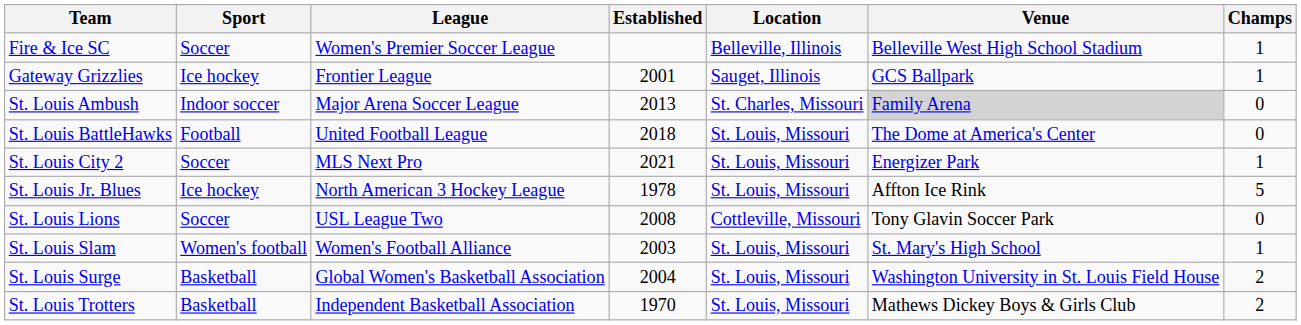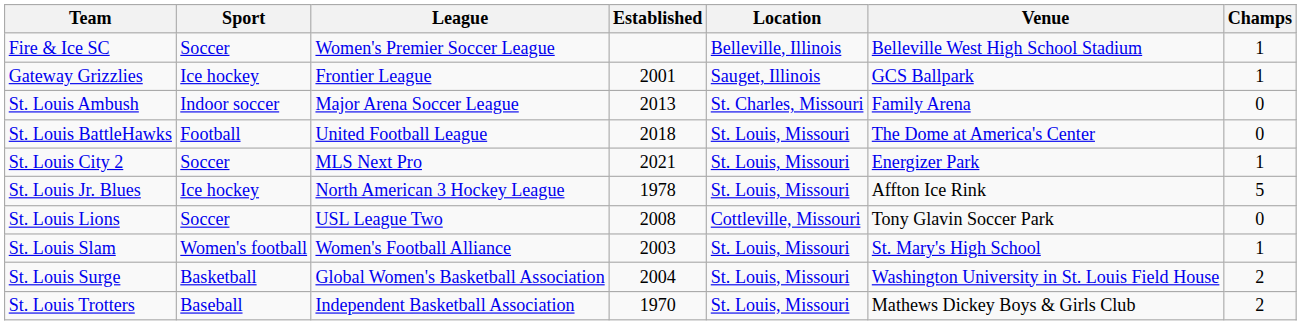(921, 104) lightgrey background -> (921, 104) no background
(218, 305) Basketball -> (211, 305) Baseball
